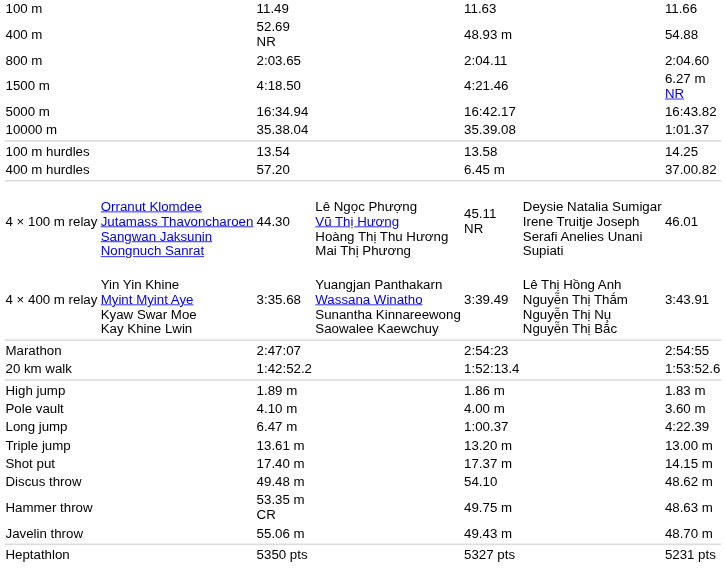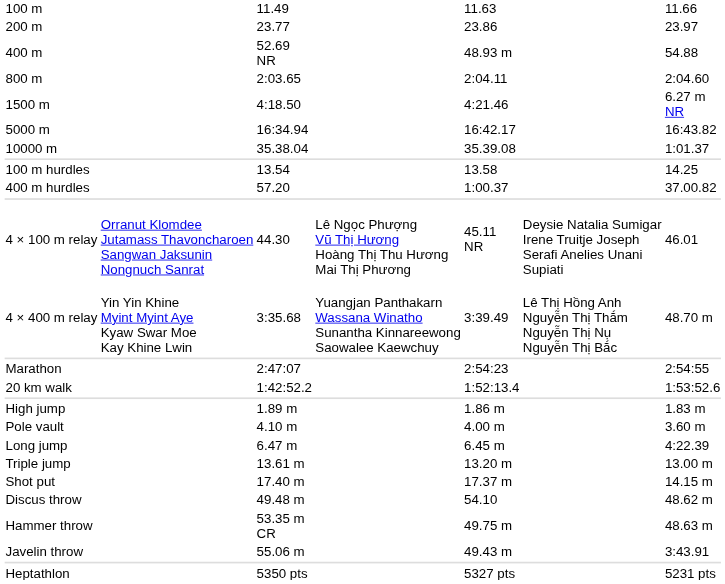+ row: (24, 27)
(484, 170) 6.45 m -> (486, 188) 1:00.37
(687, 299) 3:43.91 -> (689, 317) 48.70 m
(486, 427) 1:00.37 -> (484, 445) 6.45 m
(689, 533) 48.70 m -> (687, 551) 3:43.91
